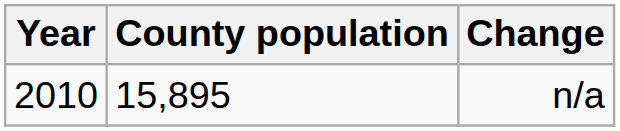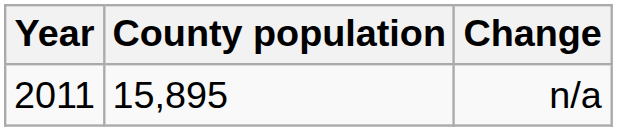(56, 94) 2010 -> (54, 94) 2011
